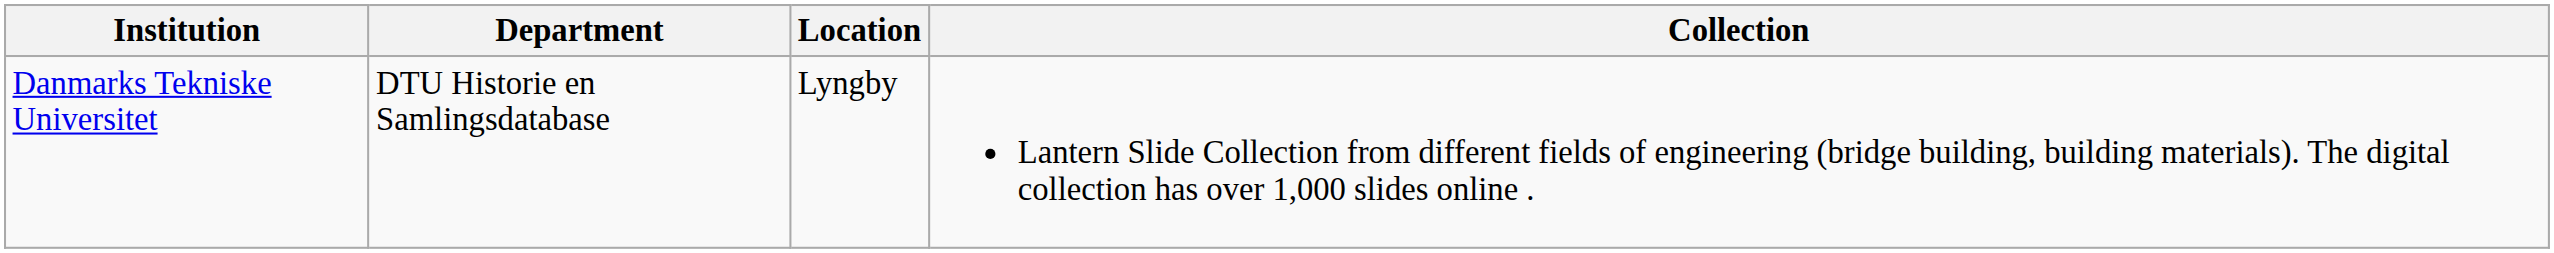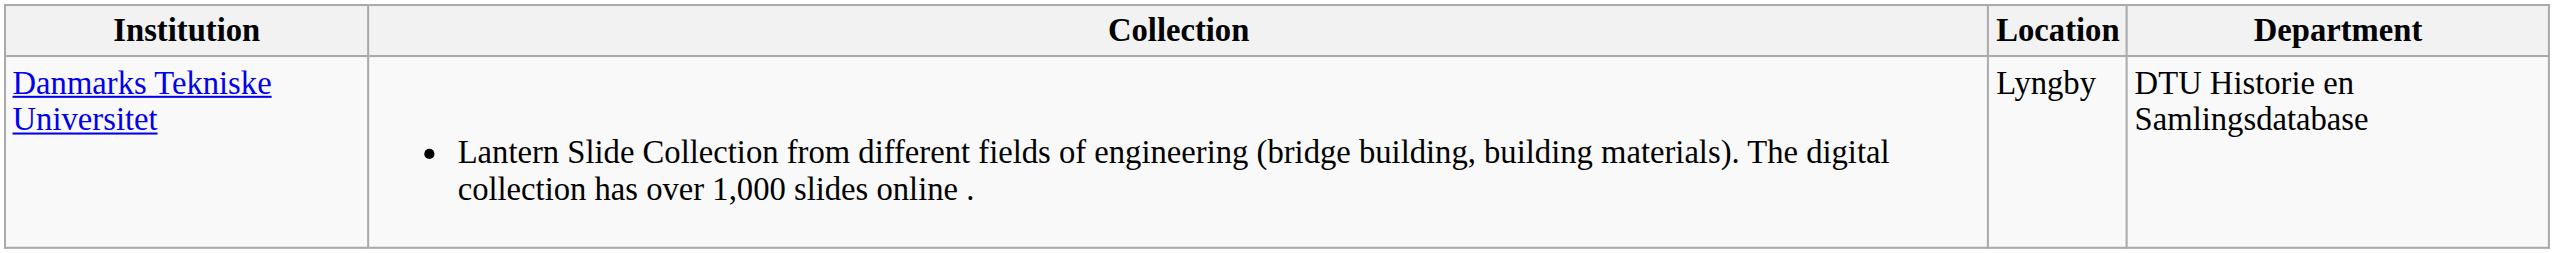columns swapped: (579, 30) <-> (1739, 30)
